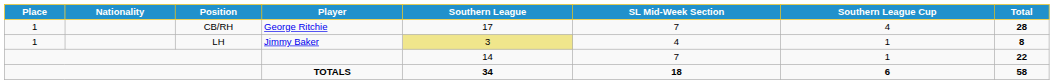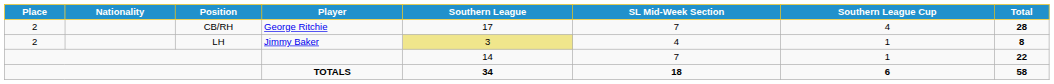(35, 27) 1 -> (35, 27) 2
(35, 42) 1 -> (35, 42) 2
